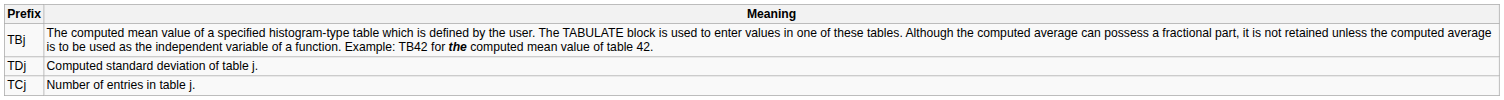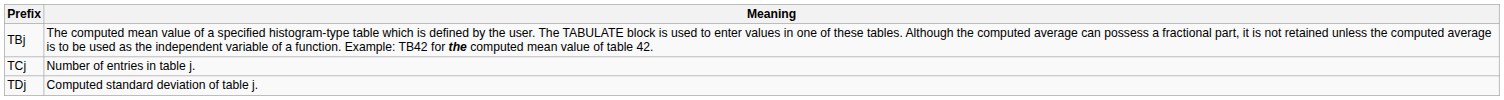rows swapped: (17, 85) <-> (17, 66)
